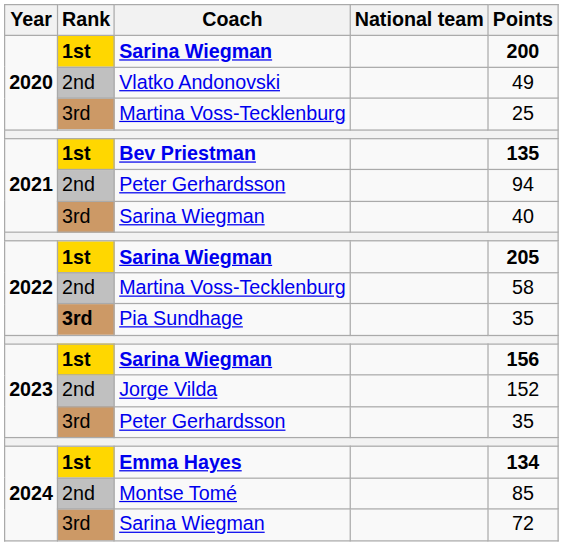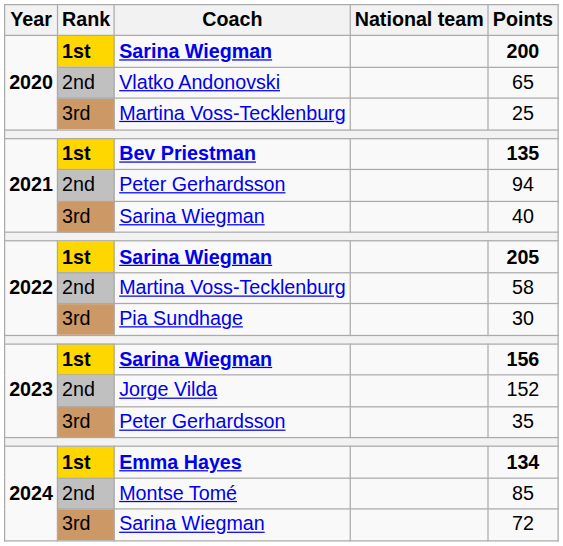(523, 82) 49 -> (523, 82) 65
(77, 319) bold -> (76, 319) normal
(523, 319) 35 -> (523, 319) 30
